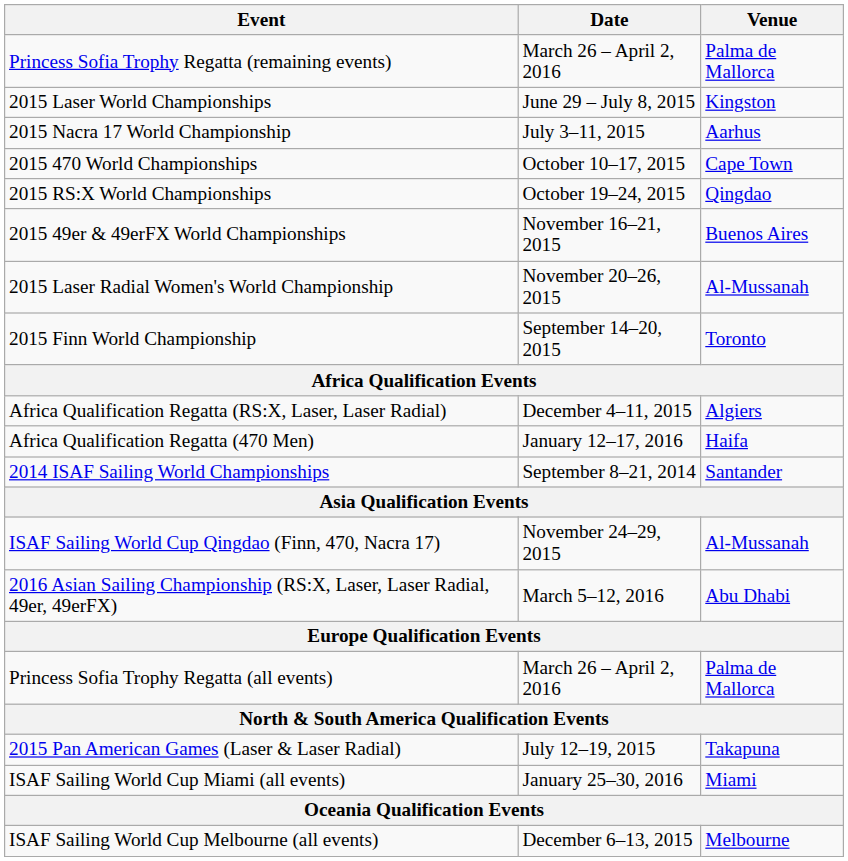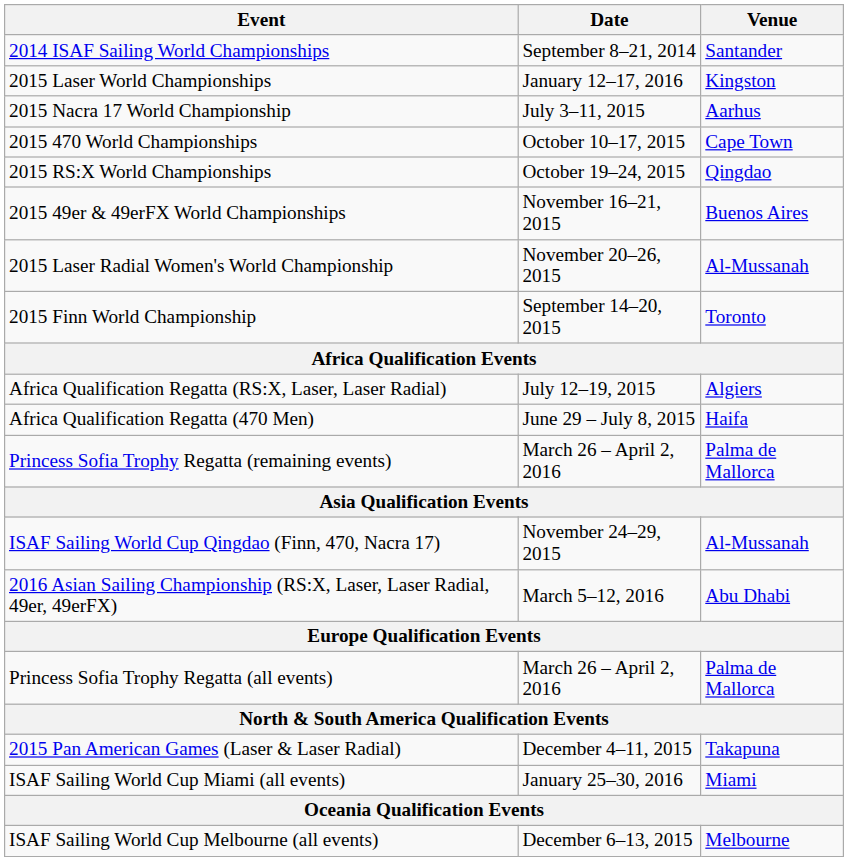rows swapped: (169, 471) <-> (200, 60)
(609, 102) June 29 – July 8, 2015 -> (603, 80) January 12–17, 2016
(607, 410) December 4–11, 2015 -> (589, 389) July 12–19, 2015
(603, 441) January 12–17, 2016 -> (609, 419) June 29 – July 8, 2015
(589, 749) July 12–19, 2015 -> (607, 749) December 4–11, 2015
